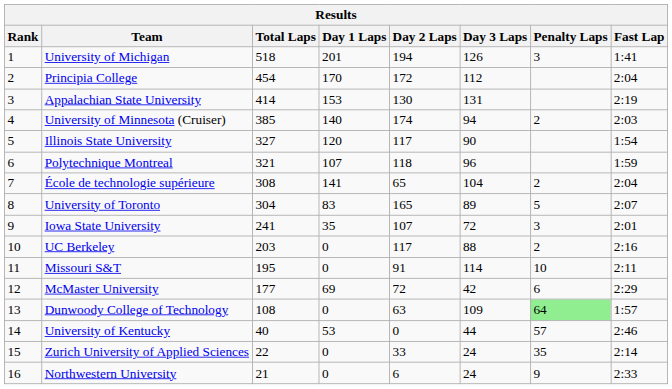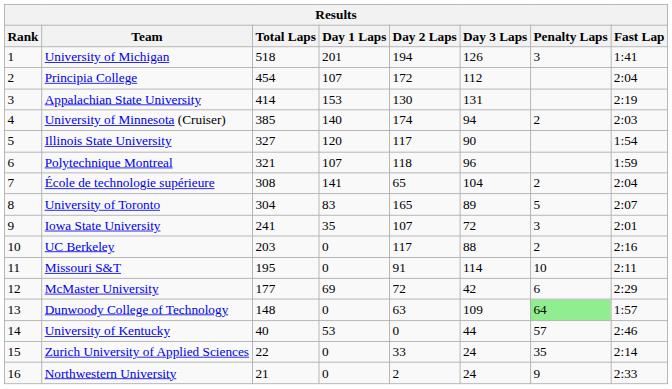(332, 78) 170 -> (332, 78) 107
(265, 309) 108 -> (265, 309) 148
(396, 373) 6 -> (396, 373) 2
